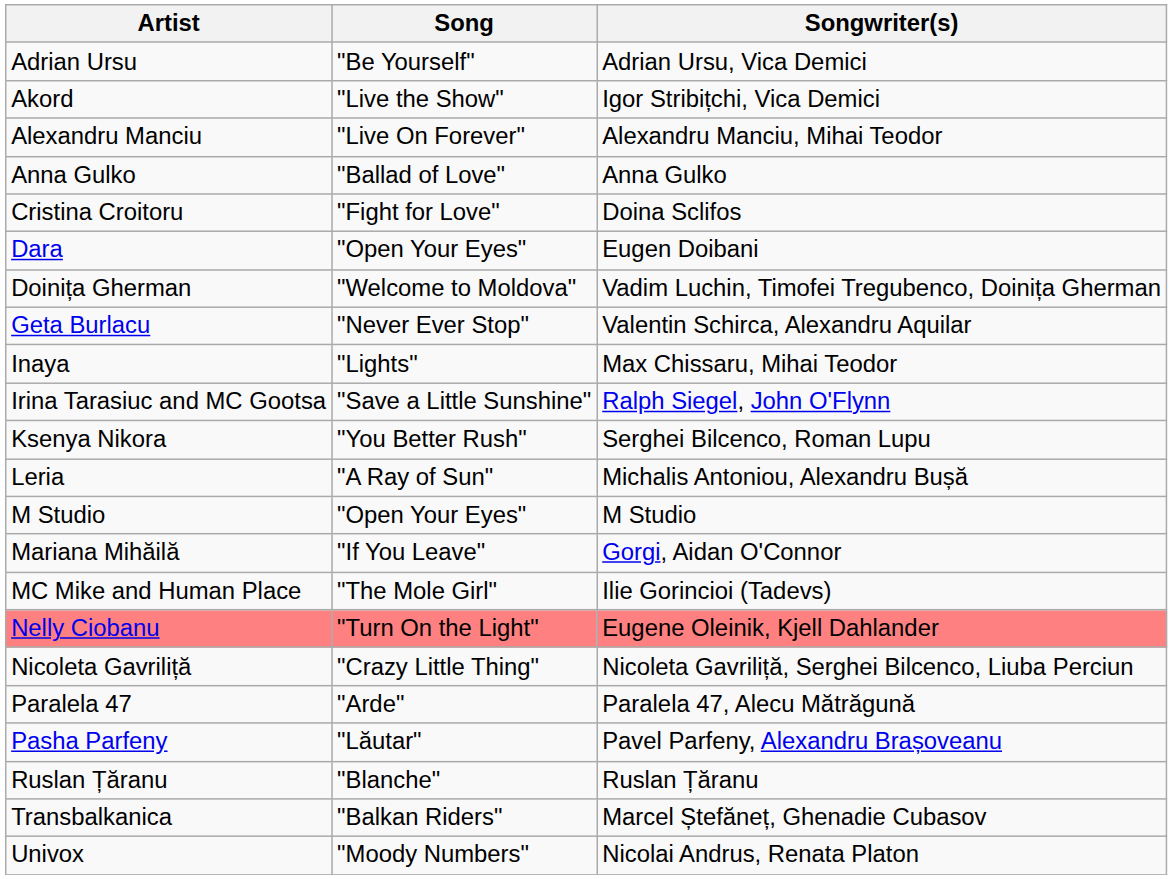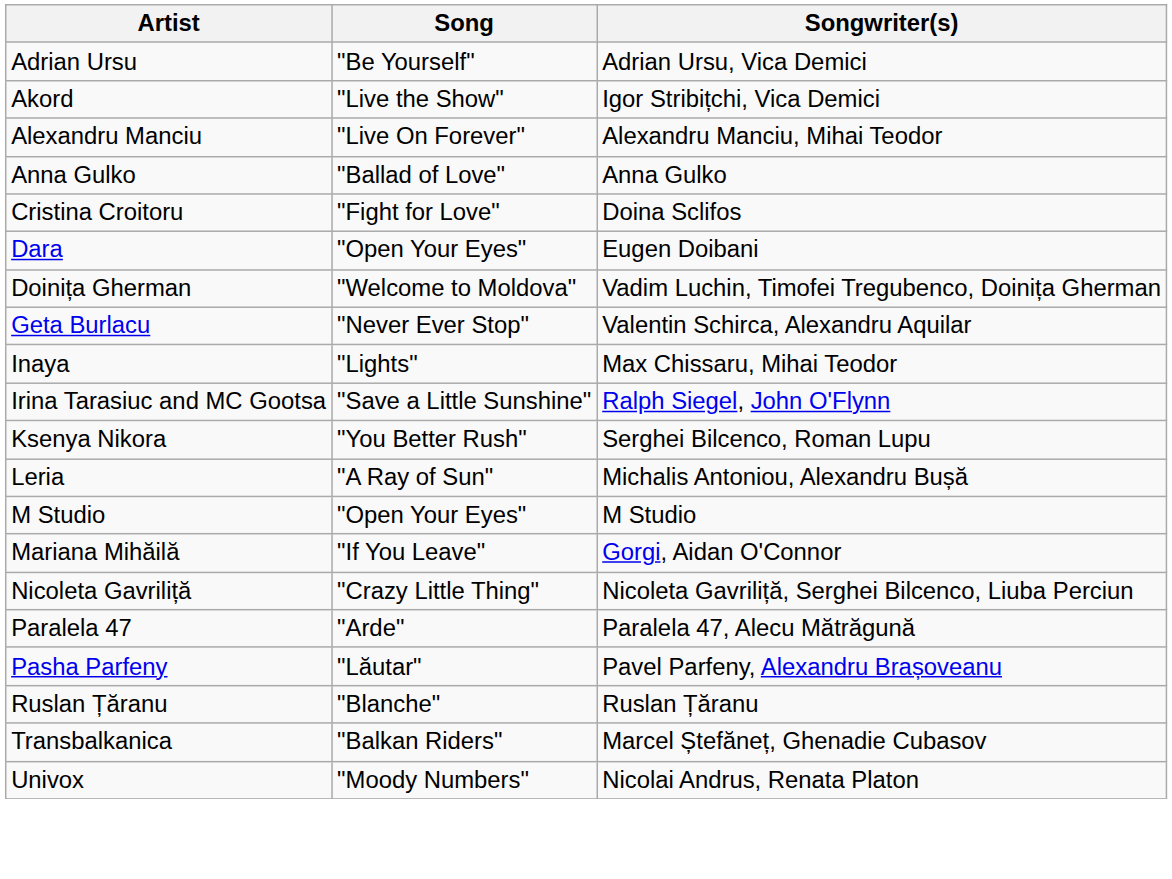- row: (156, 590)
- row: (85, 628)
